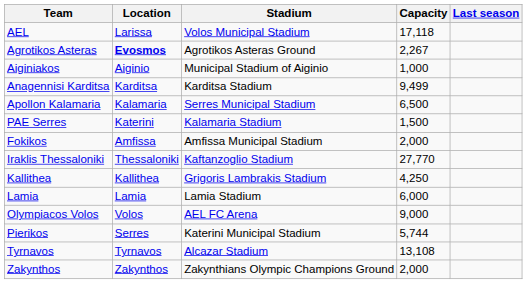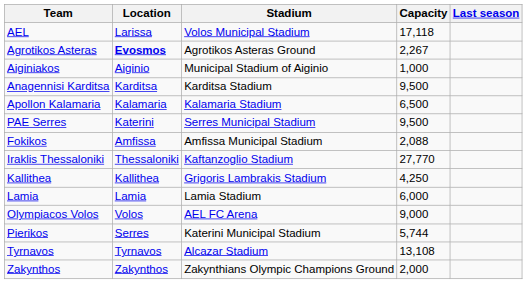(414, 86) 9,499 -> (414, 86) 9,500
(250, 104) Serres Municipal Stadium -> (233, 104) Kalamaria Stadium
(233, 123) Kalamaria Stadium -> (250, 123) Serres Municipal Stadium
(414, 123) 1,500 -> (414, 123) 9,500
(414, 141) 2,000 -> (414, 141) 2,088
